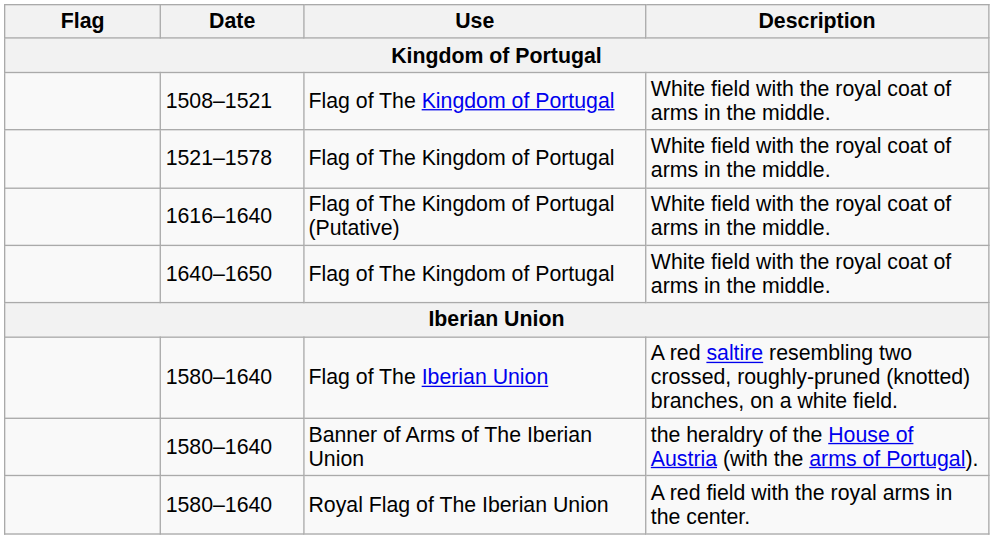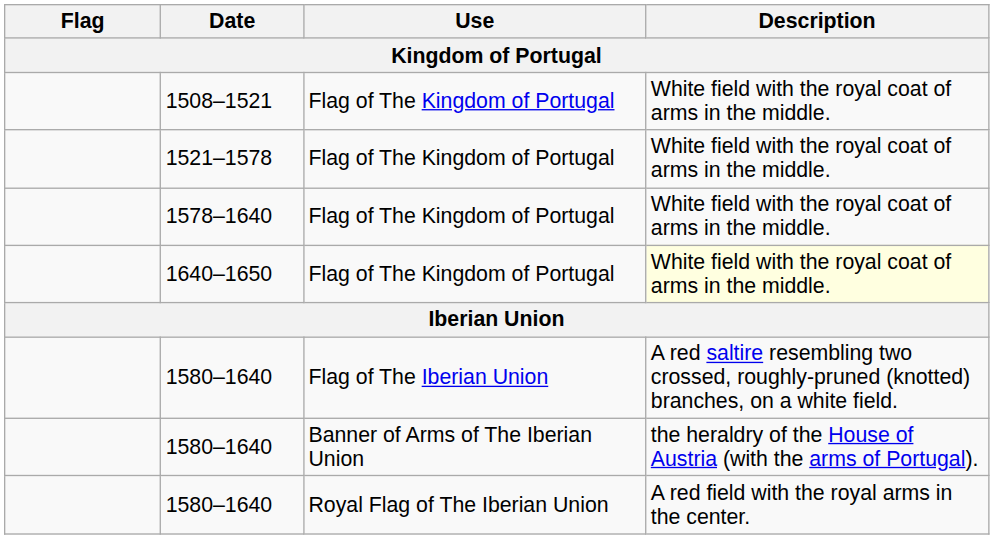+ row: (219, 216)
- row: (219, 216)
(801, 273) no background -> (801, 273) lightyellow background
